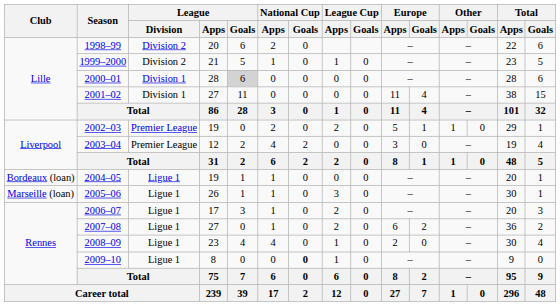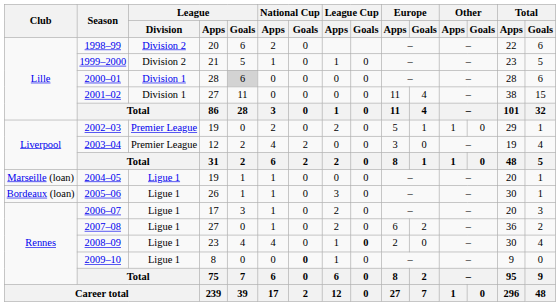(41, 177) Bordeaux (loan) -> (41, 177) Marseille (loan)
(41, 194) Marseille (loan) -> (41, 194) Bordeaux (loan)
(366, 243) normal -> (366, 243) bold
